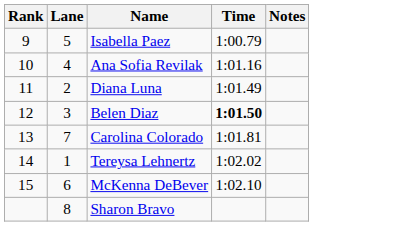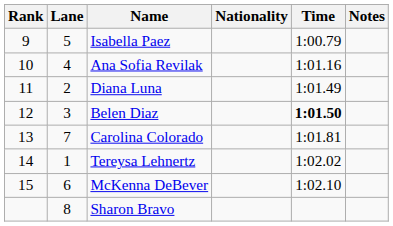+ column: (251, 16)
